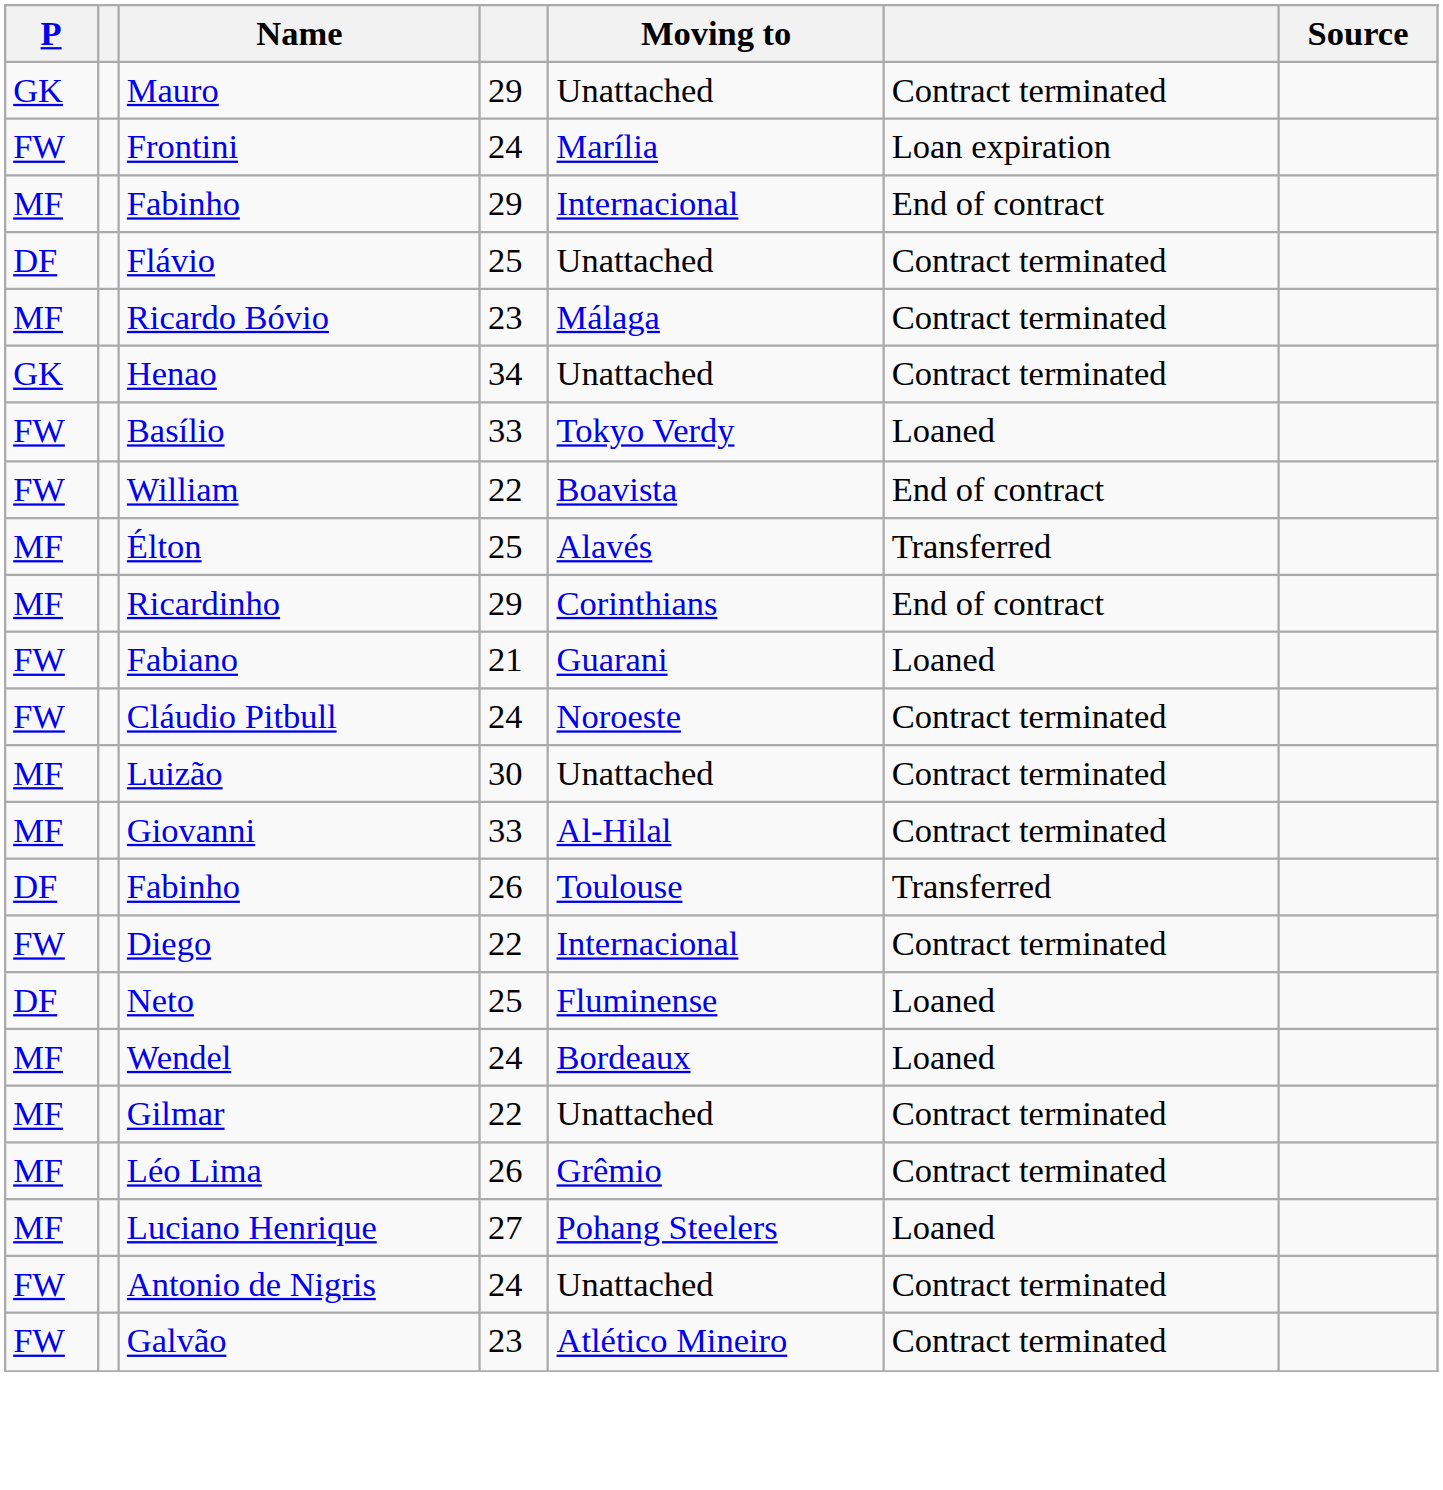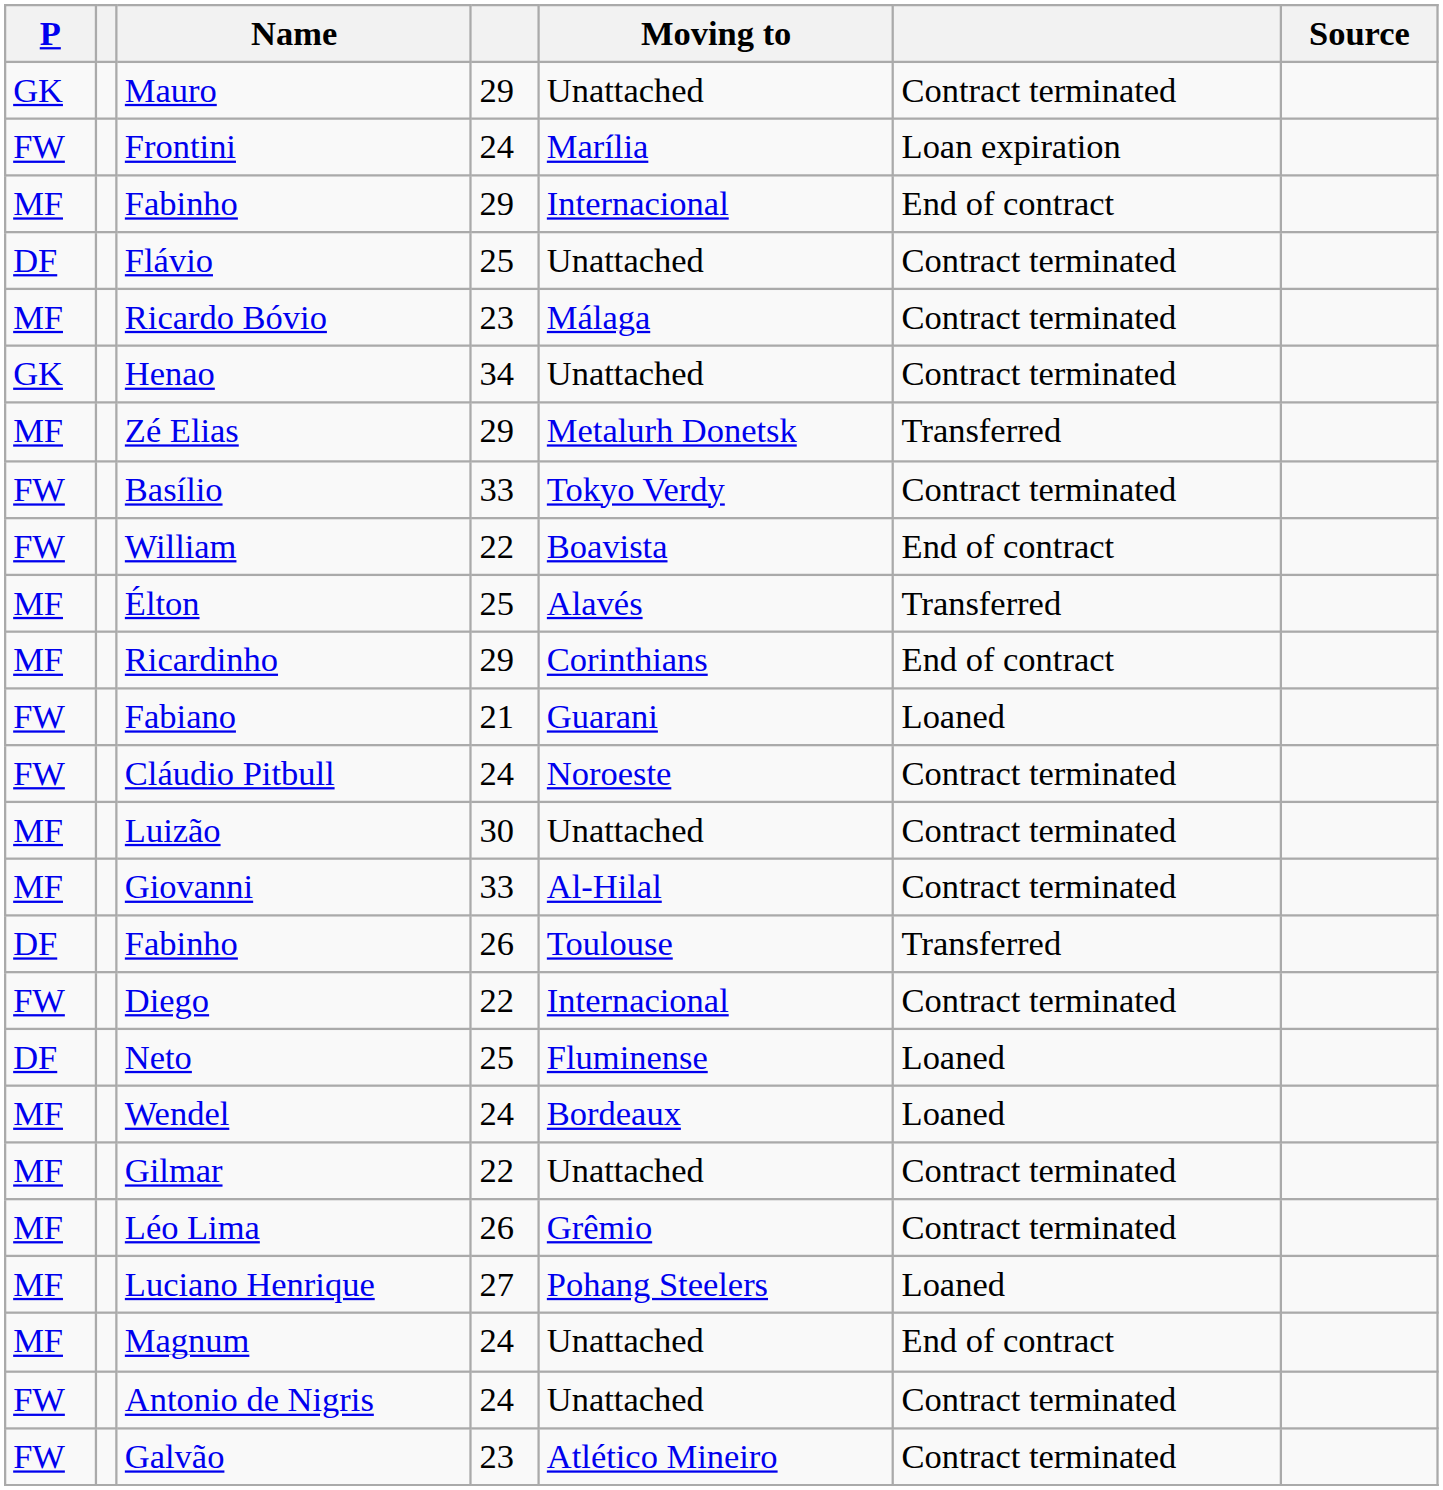+ row: (182, 431)
(943, 431) Loaned -> (1039, 488) Contract terminated
+ row: (187, 1341)
